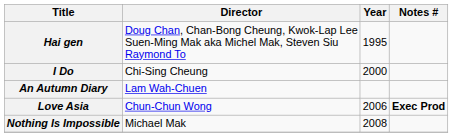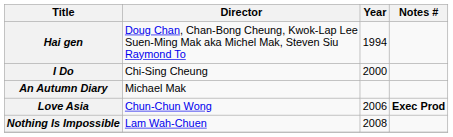(375, 42) 1995 -> (375, 42) 1994
(166, 89) Lam Wah-Chuen -> (155, 89) Michael Mak
(155, 123) Michael Mak -> (166, 123) Lam Wah-Chuen
